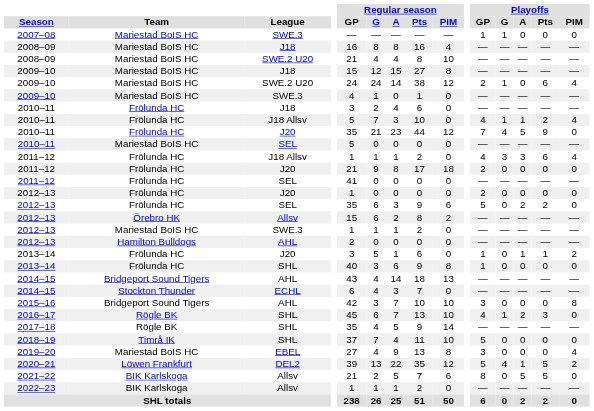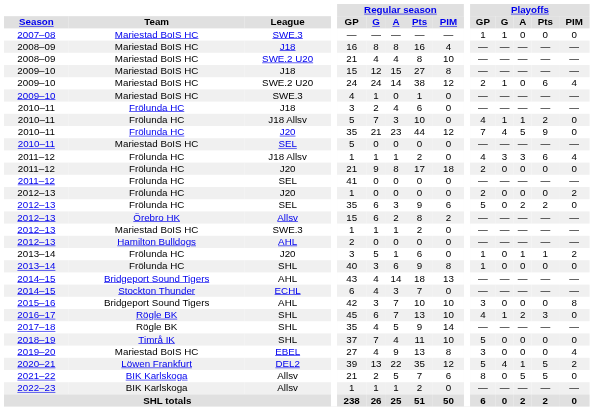(574, 120) 4 -> (574, 120) 0
(574, 193) 0 -> (574, 193) 2
